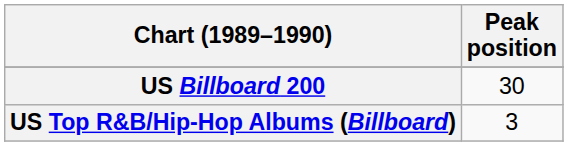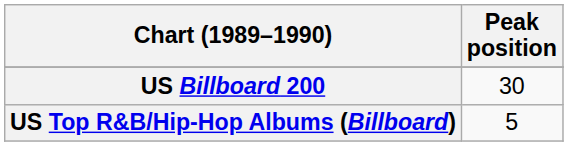(512, 122) 3 -> (512, 122) 5
